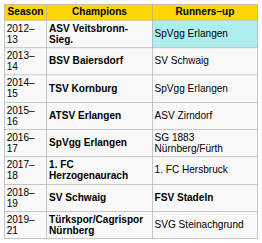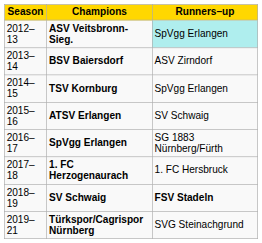(182, 61) SV Schwaig -> (183, 61) ASV Zirndorf
(183, 116) ASV Zirndorf -> (182, 116) SV Schwaig
